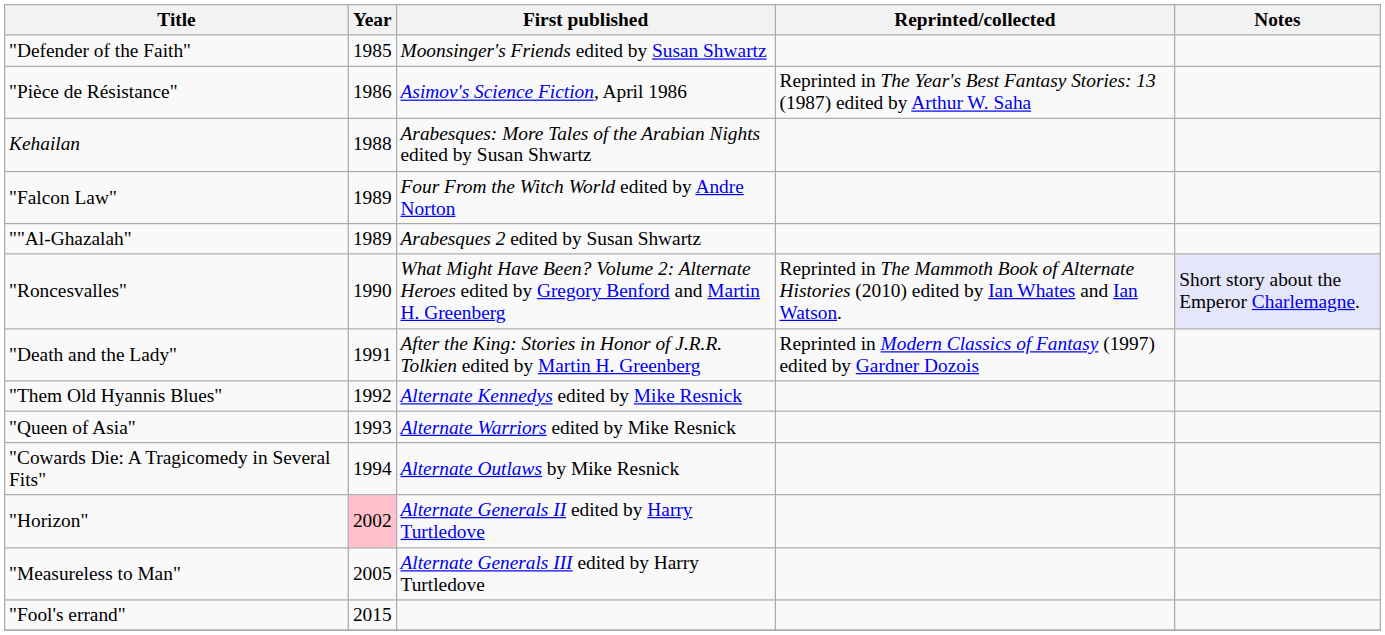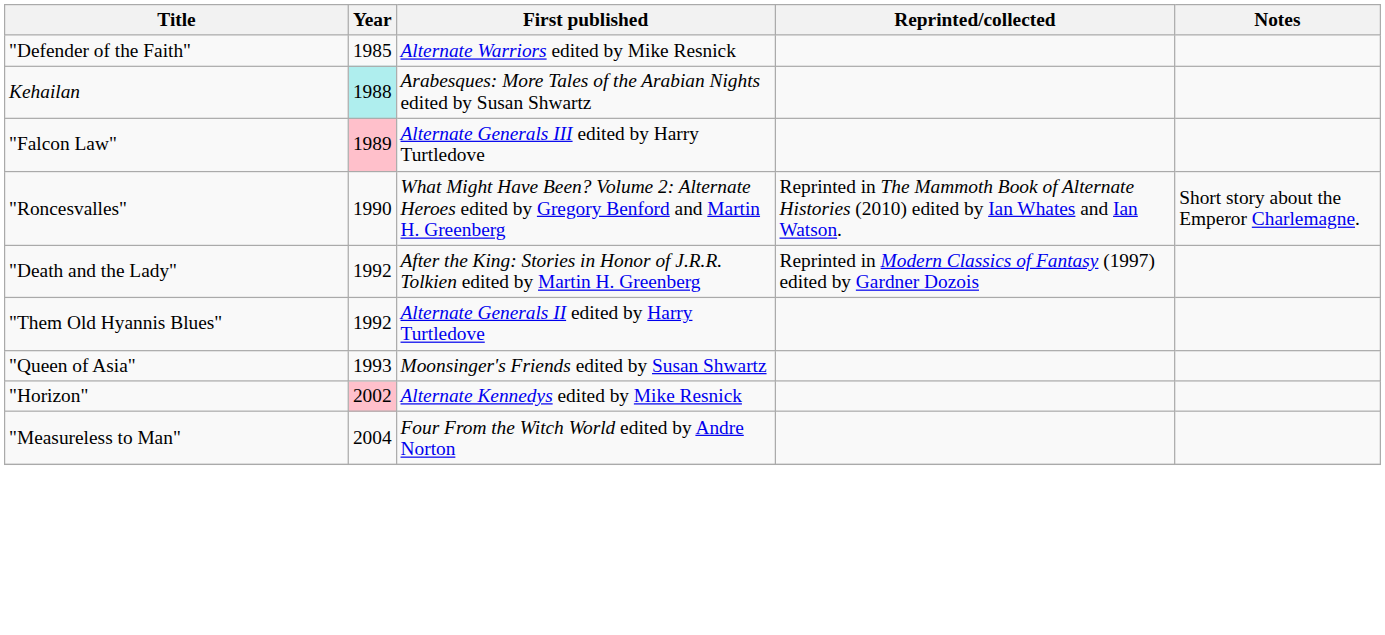(584, 50) Moonsinger's Friends edited by Susan Shwartz -> (568, 50) Alternate Warriors edited by Mike Resnick
- row: (93, 92)
(372, 144) no background -> (372, 92) paleturquoise background
(372, 197) no background -> (372, 144) pink background
(572, 197) Four From the Witch World edited by Andre Norton -> (550, 144) Alternate Generals III edited by Harry Turtledove
- row: (70, 238)
(1270, 291) lavender background -> (1270, 208) no background
(372, 354) 1991 -> (372, 271) 1992
(571, 396) Alternate Kennedys edited by Mike Resnick -> (546, 323) Alternate Generals II edited by Harry Turtledove
(568, 426) Alternate Warriors edited by Mike Resnick -> (584, 365) Moonsinger's Friends edited by Susan Shwartz
- row: (170, 468)
(546, 520) Alternate Generals II edited by Harry Turtledove -> (571, 396) Alternate Kennedys edited by Mike Resnick
(372, 573) 2005 -> (372, 437) 2004
(550, 573) Alternate Generals III edited by Harry Turtledove -> (572, 437) Four From the Witch World edited by Andre Norton
- row: (67, 615)
